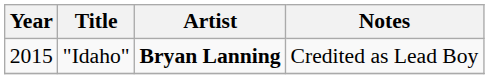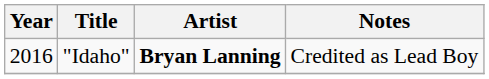(31, 55) 2015 -> (31, 55) 2016
